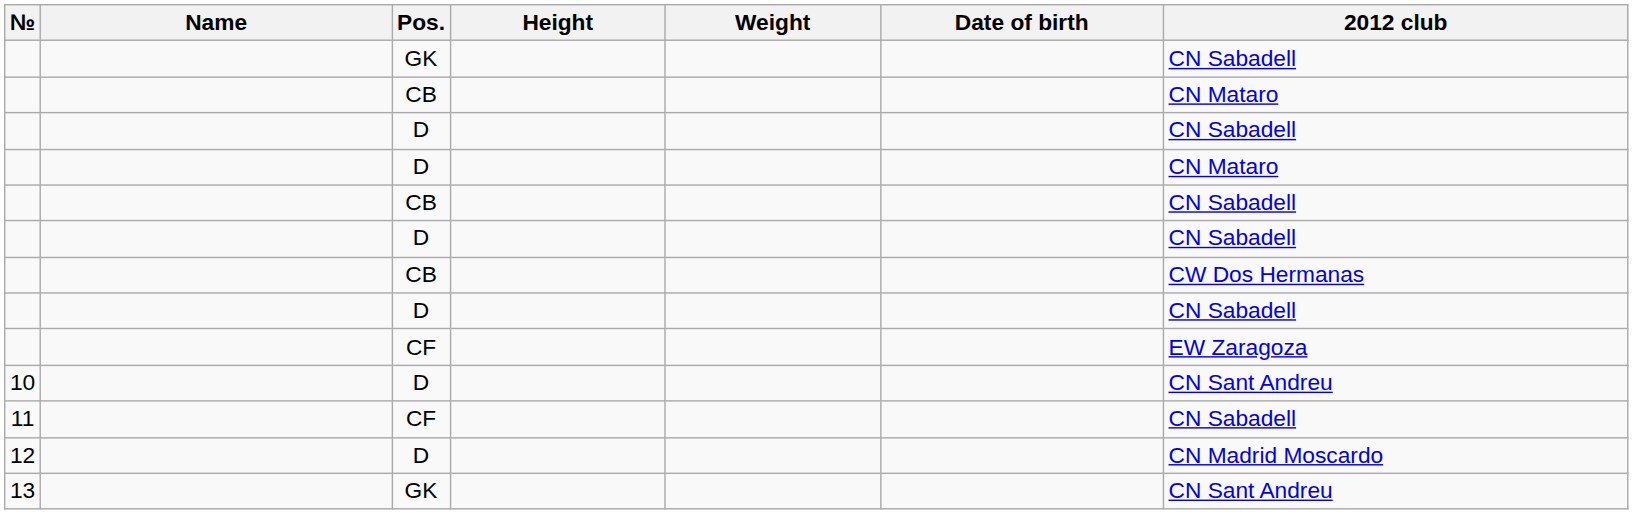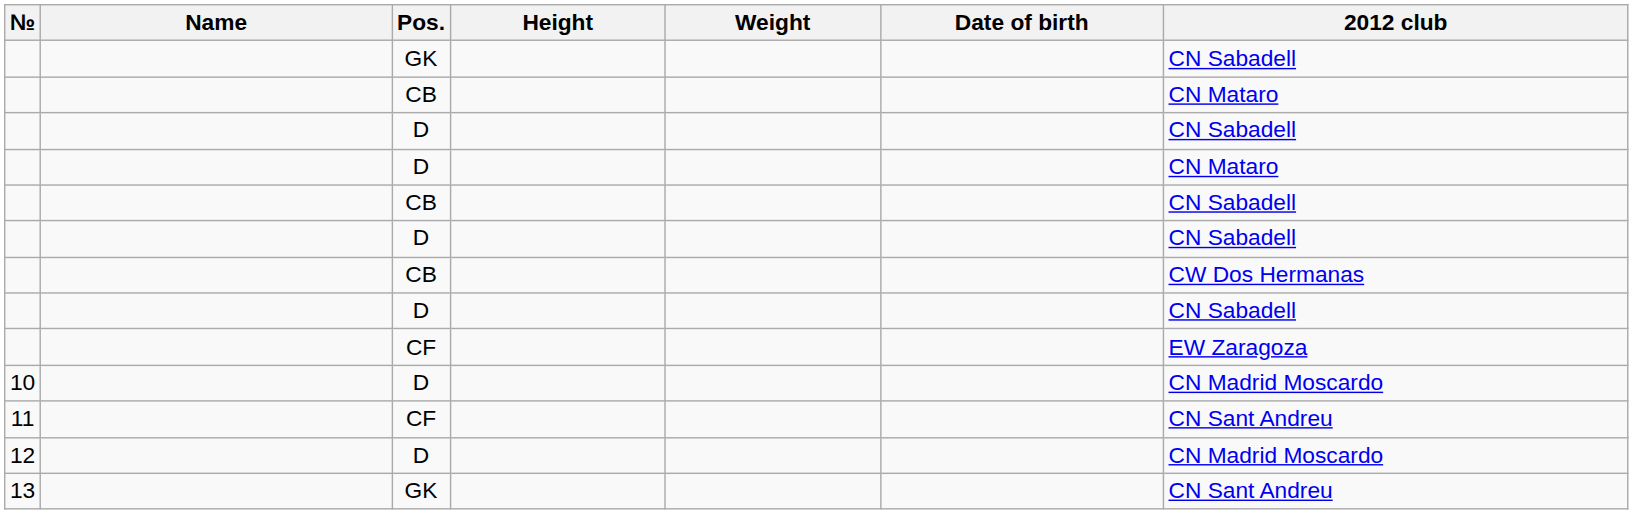(1251, 382) CN Sant Andreu -> (1276, 382) CN Madrid Moscardo
(1232, 418) CN Sabadell -> (1251, 418) CN Sant Andreu
